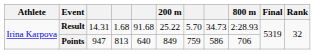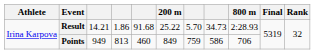(99, 27) 14.31 -> (99, 27) 14.21
(121, 27) 1.68 -> (121, 27) 1.86
(99, 42) 947 -> (99, 42) 949
(144, 42) 640 -> (144, 42) 460
